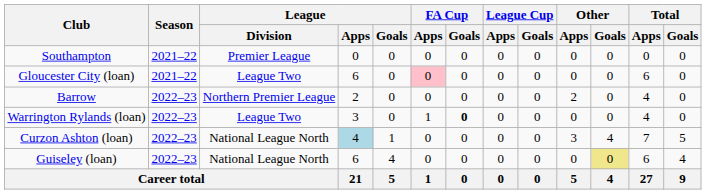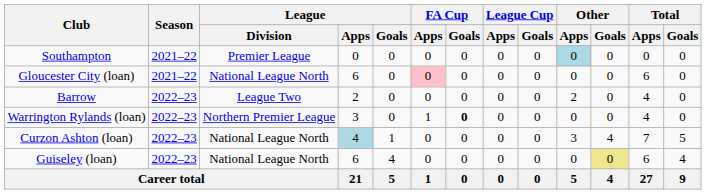(574, 55) no background -> (574, 55) lightblue background
(269, 76) League Two -> (269, 76) National League North
(269, 96) Northern Premier League -> (269, 96) League Two
(269, 117) League Two -> (269, 117) Northern Premier League
